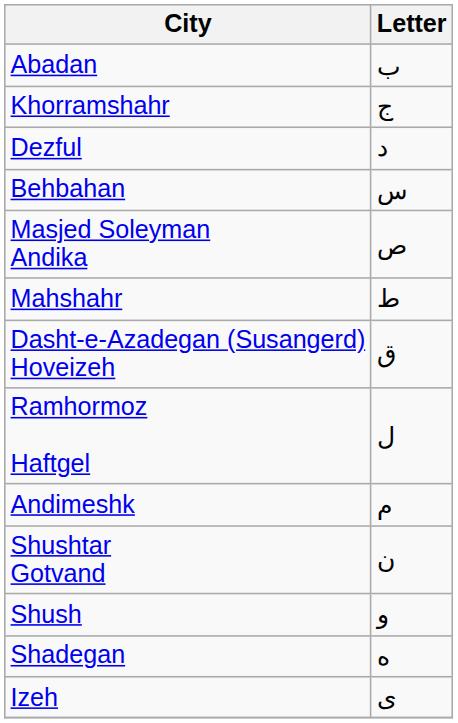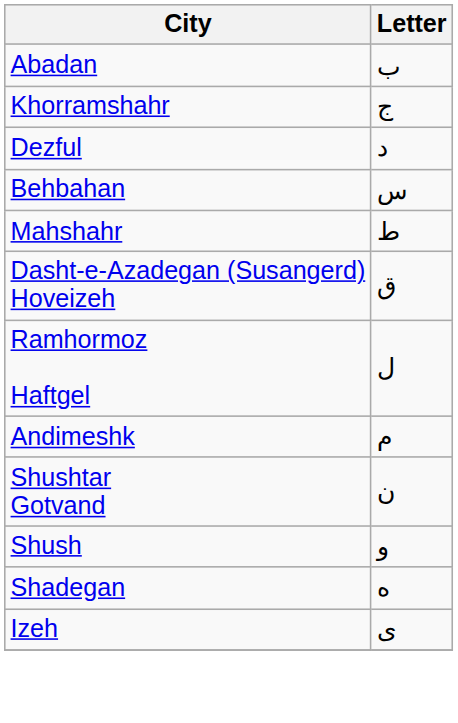- row: (110, 244)
